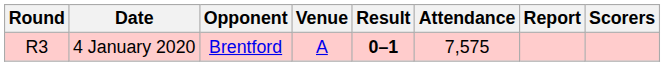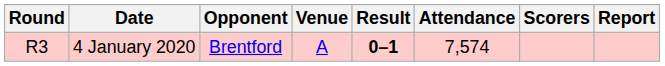columns swapped: (622, 18) <-> (552, 18)
(467, 46) 7,575 -> (467, 46) 7,574
